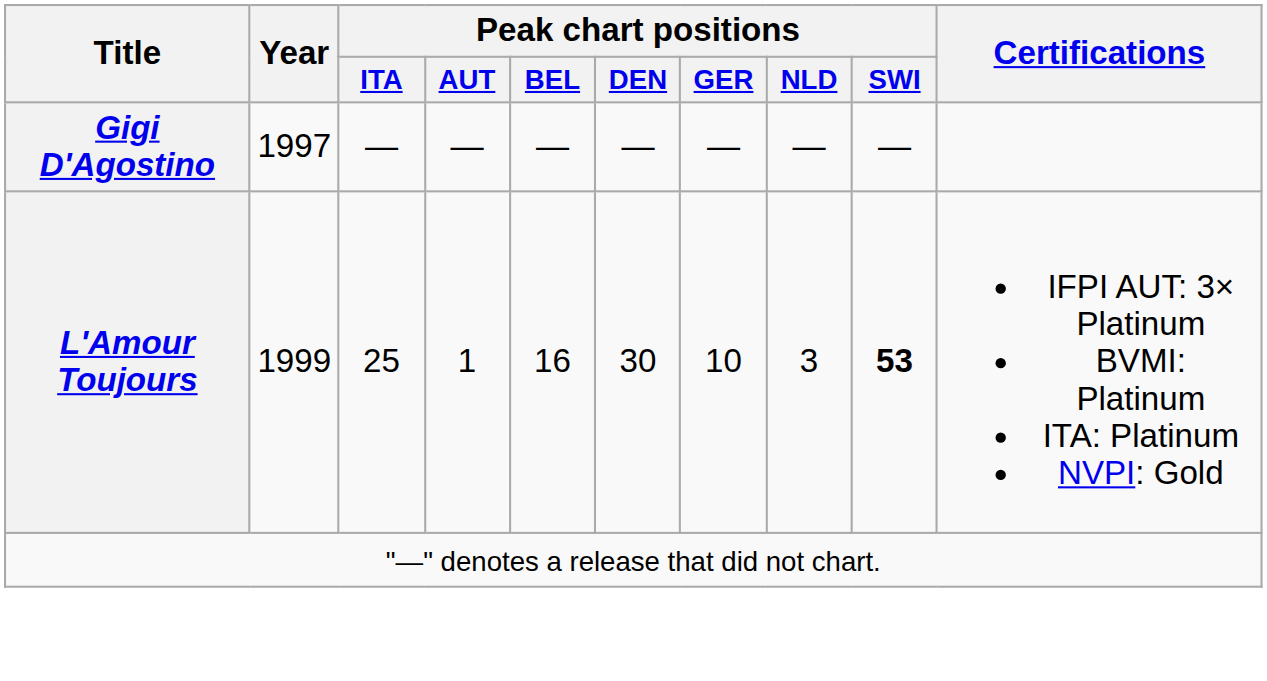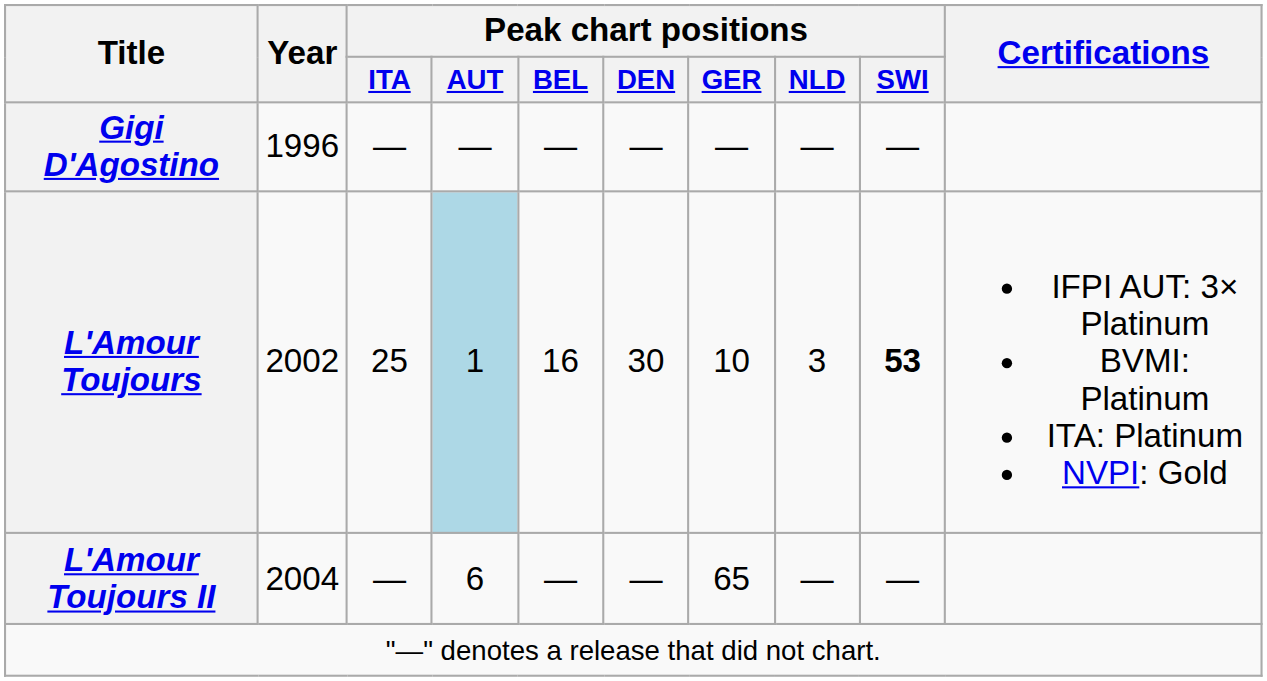(294, 146) 1997 -> (302, 146) 1996
(294, 362) 1999 -> (302, 362) 2002
(467, 362) no background -> (475, 362) lightblue background
+ row: (131, 578)
